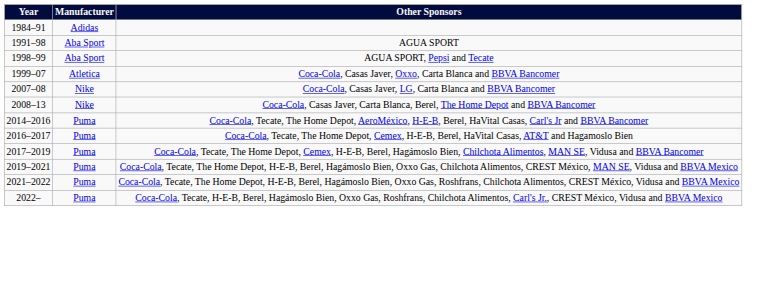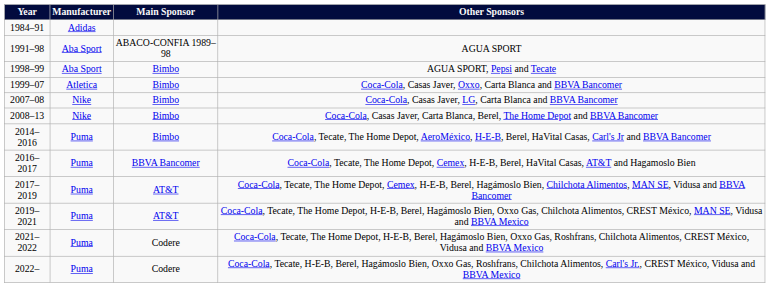+ column: (166, 12)
